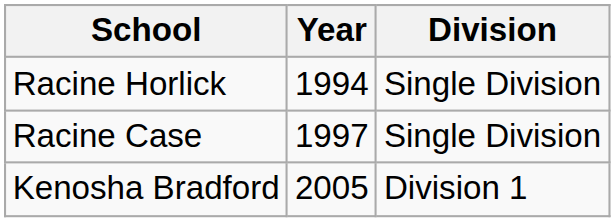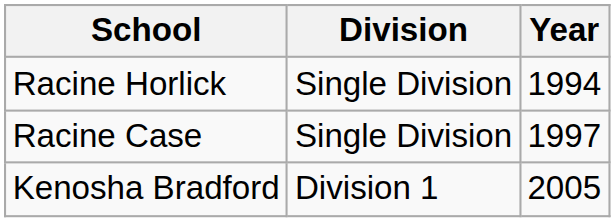columns swapped: (332, 30) <-> (492, 30)
